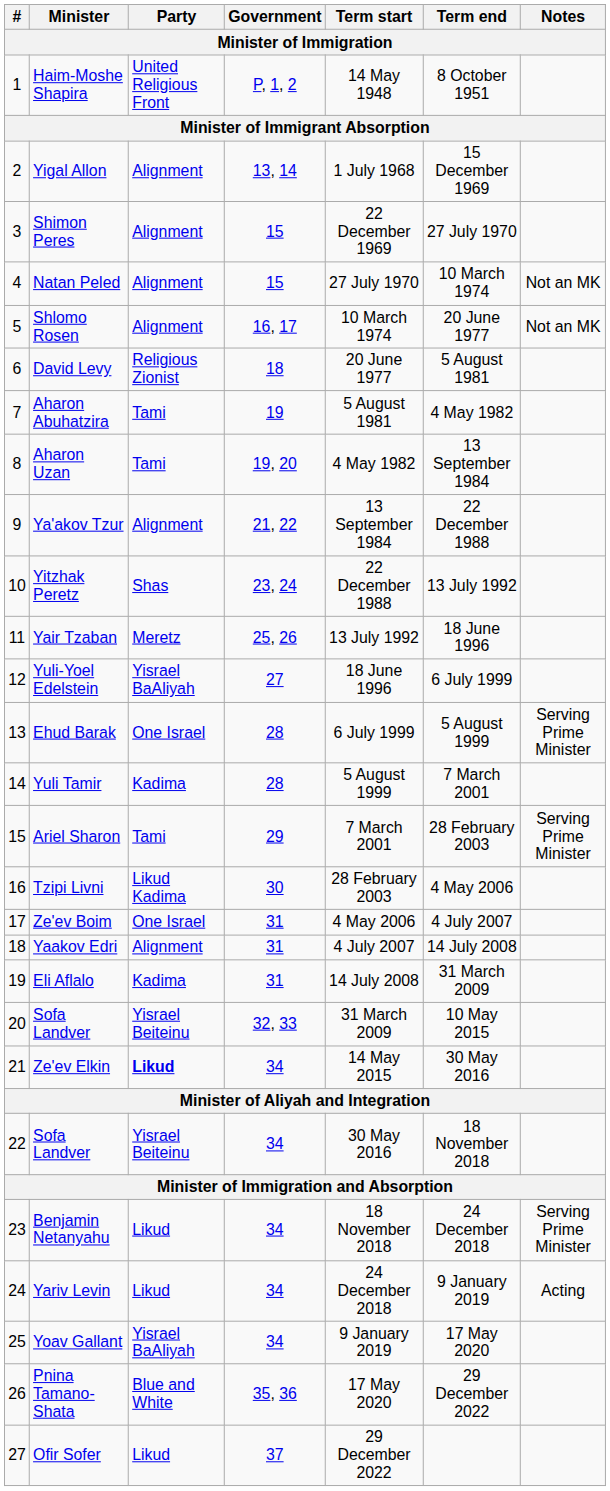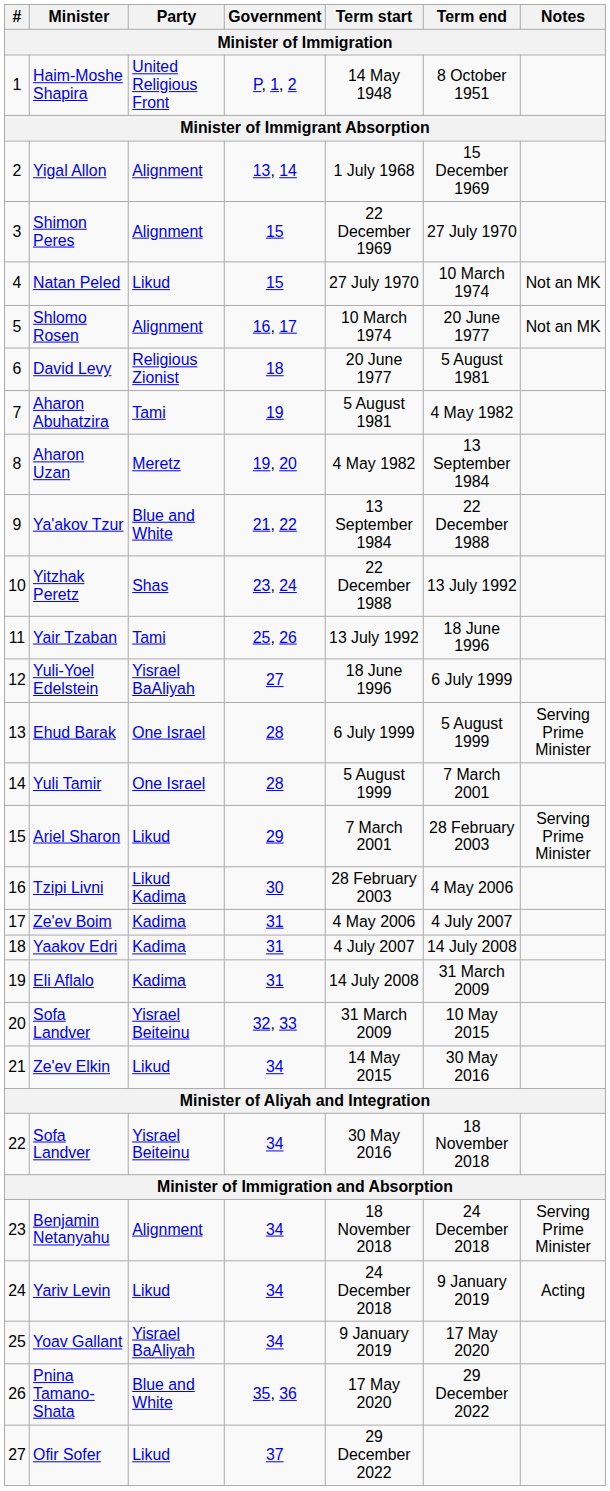(167, 283) Alignment -> (151, 283) Likud
(149, 464) Tami -> (156, 464) Meretz
(167, 525) Alignment -> (163, 525) Blue and White
(156, 637) Meretz -> (149, 637) Tami
(159, 784) Kadima -> (169, 784) One Israel
(149, 836) Tami -> (151, 836) Likud
(169, 922) One Israel -> (159, 922) Kadima
(167, 947) Alignment -> (159, 947) Kadima
(153, 1067) bold -> (151, 1067) normal
(151, 1229) Likud -> (167, 1229) Alignment
